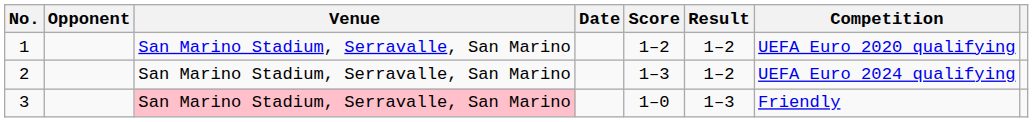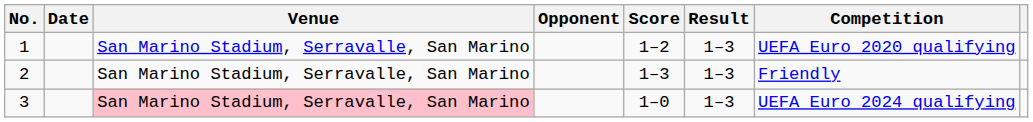columns swapped: (600, 19) <-> (89, 19)
(719, 47) 1–2 -> (719, 47) 1–3
(719, 75) 1–2 -> (719, 75) 1–3
(887, 75) UEFA Euro 2024 qualifying -> (799, 75) Friendly
(799, 103) Friendly -> (887, 103) UEFA Euro 2024 qualifying
